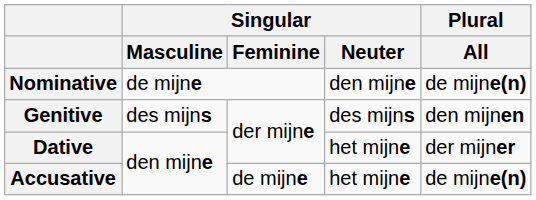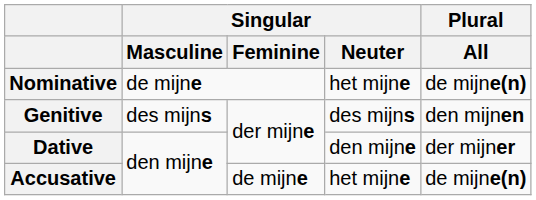(373, 83) den mijne -> (370, 83) het mijne
(370, 147) het mijne -> (373, 147) den mijne
